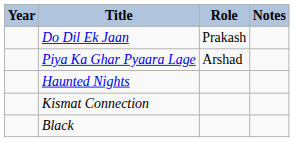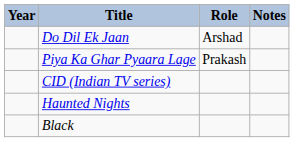(224, 37) Prakash -> (222, 37) Arshad
(222, 59) Arshad -> (224, 59) Prakash
+ row: (106, 81)
- row: (95, 103)
